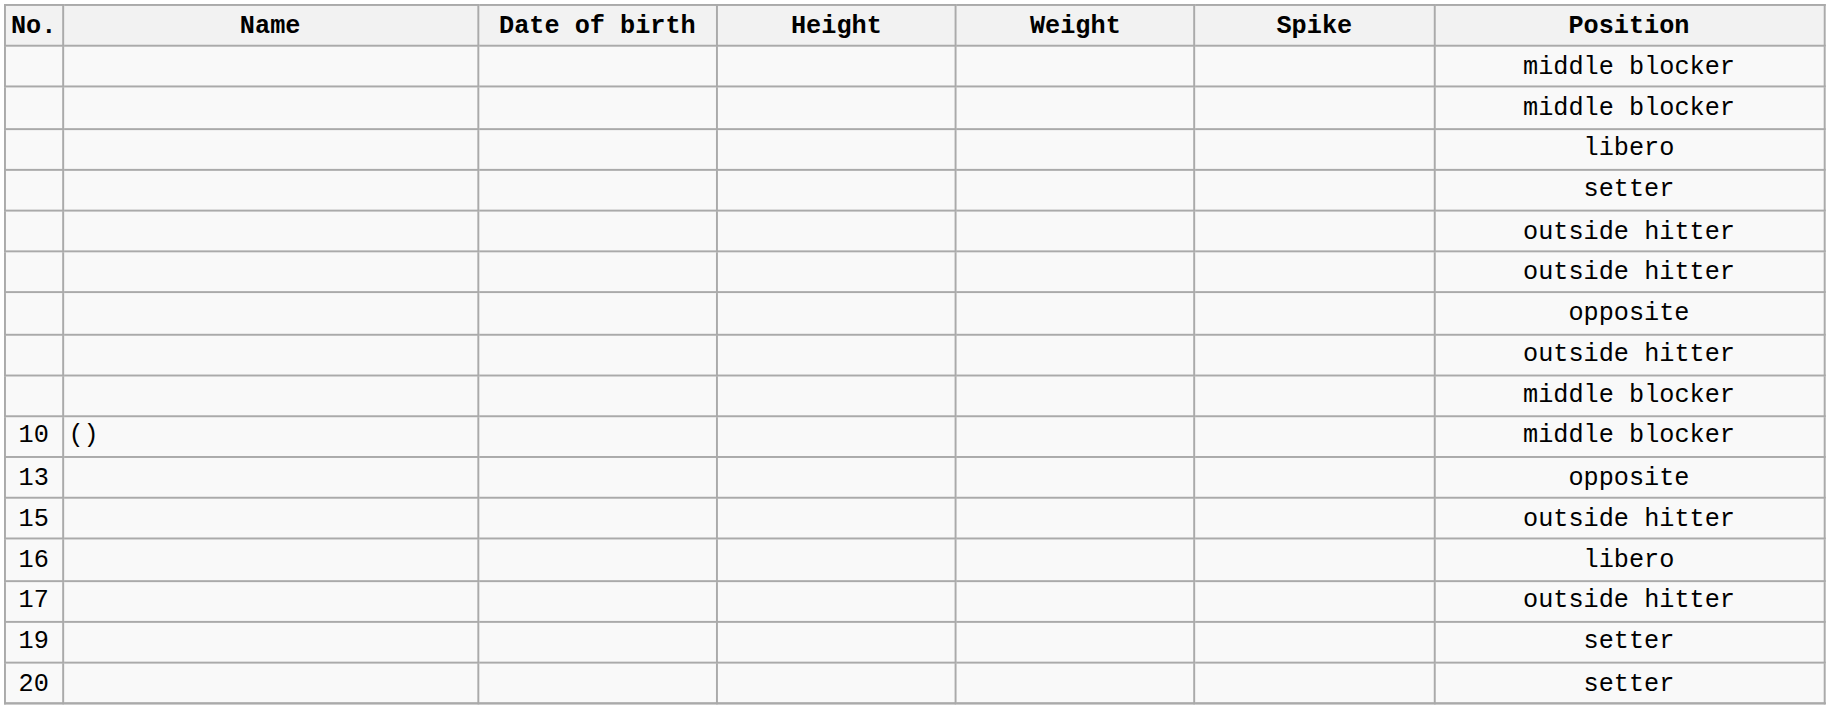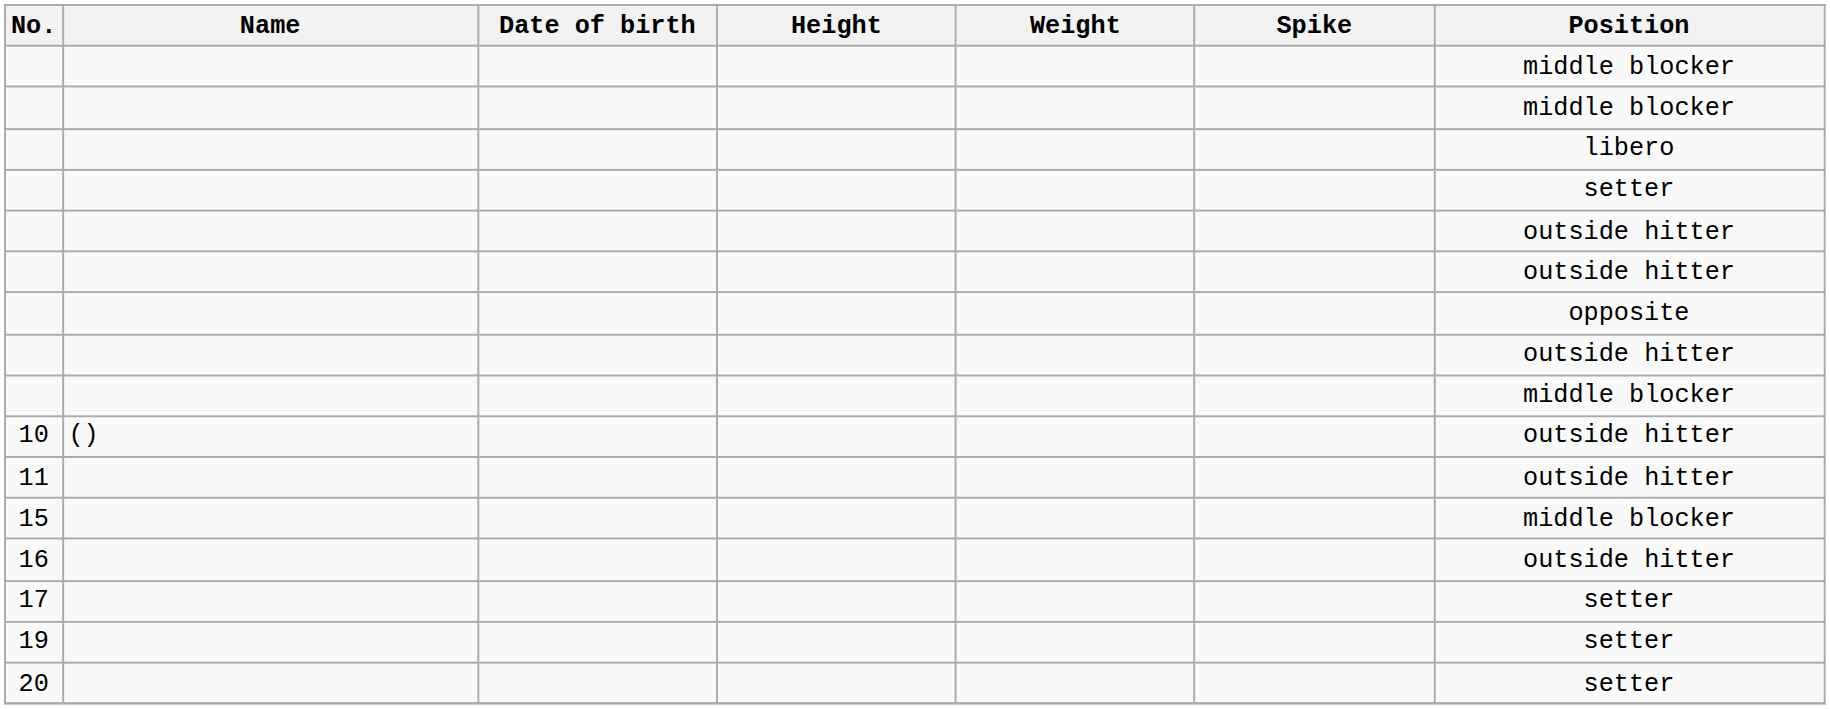(1629, 437) middle blocker -> (1629, 437) outside hitter
+ row: (34, 478)
- row: (34, 478)
(1629, 519) outside hitter -> (1629, 519) middle blocker
(1629, 560) libero -> (1629, 560) outside hitter
(1629, 601) outside hitter -> (1629, 601) setter
